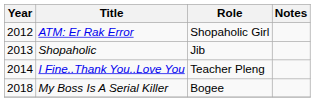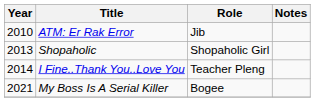(20, 32) 2012 -> (20, 32) 2010
(230, 32) Shopaholic Girl -> (198, 32) Jib
(198, 50) Jib -> (230, 50) Shopaholic Girl
(20, 87) 2018 -> (20, 87) 2021
